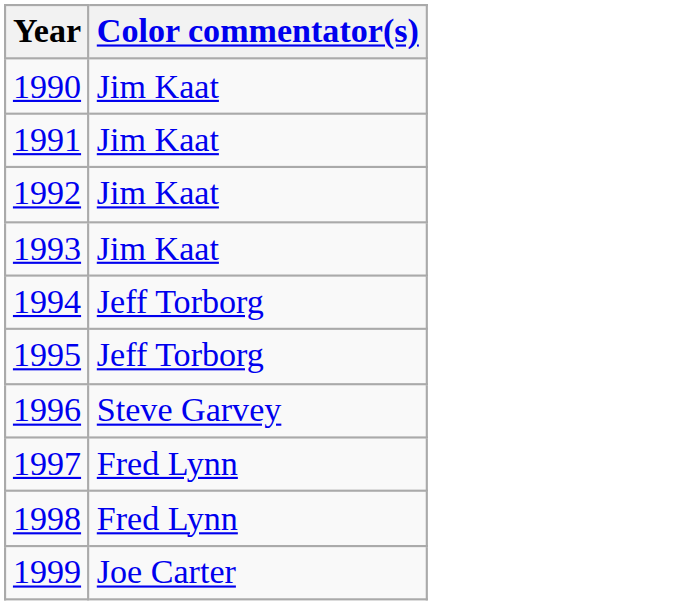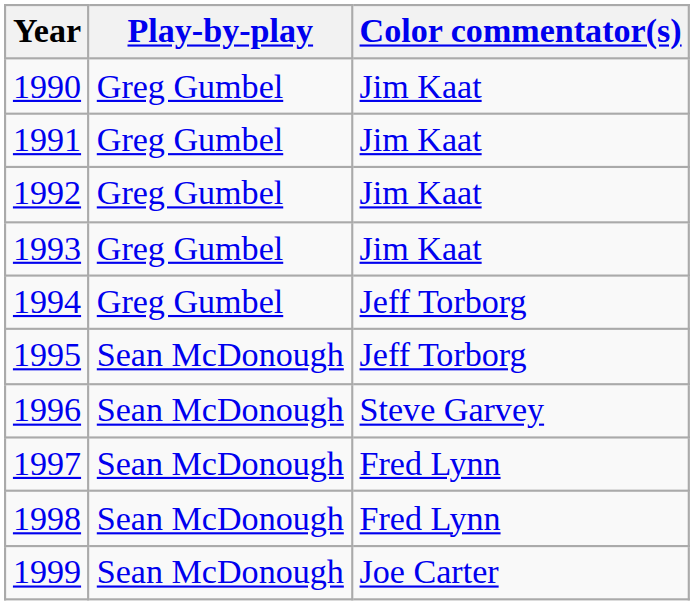+ column: (220, 31)
